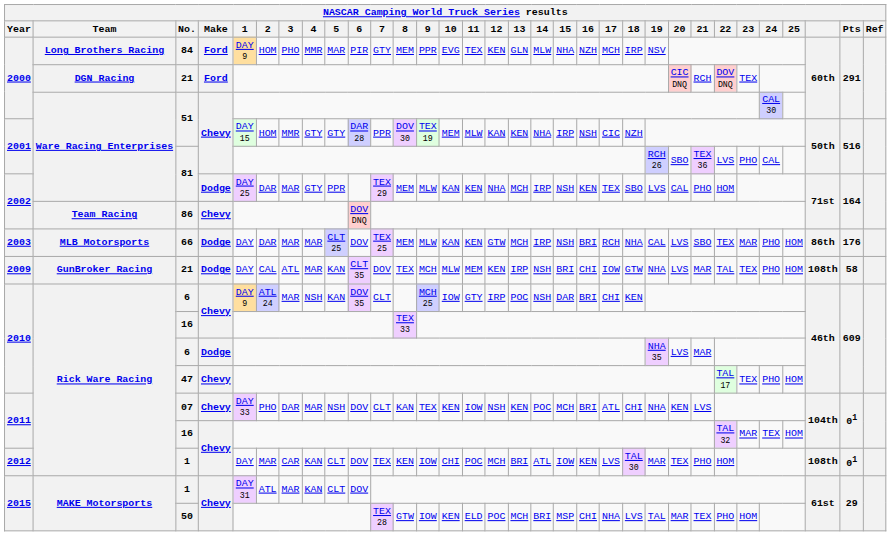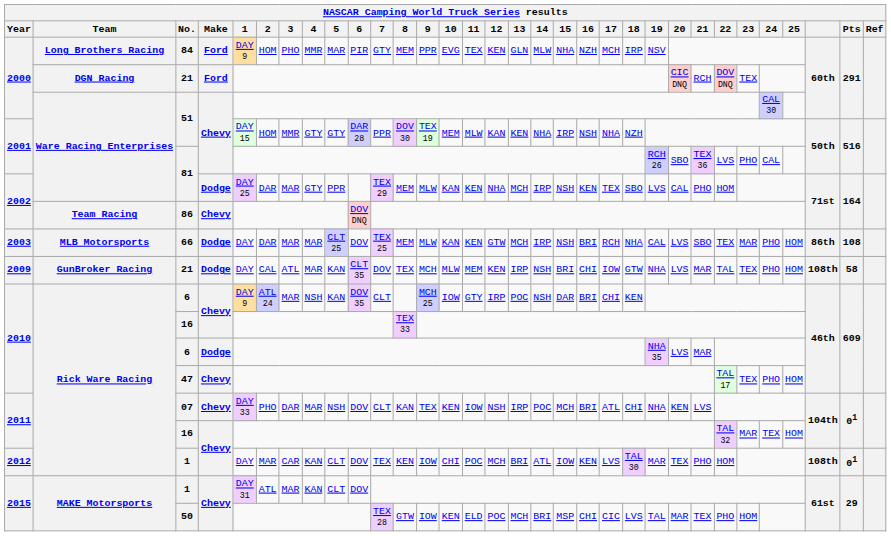(611, 133) CIC -> (611, 133) NHA
(852, 242) 176 -> (852, 242) 108
(519, 407) KEN -> (519, 407) IRP
(611, 516) NHA -> (611, 516) CIC
